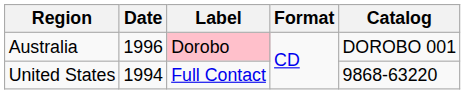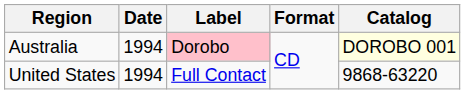(143, 46) 1996 -> (143, 46) 1994
(399, 46) no background -> (399, 46) lightyellow background
